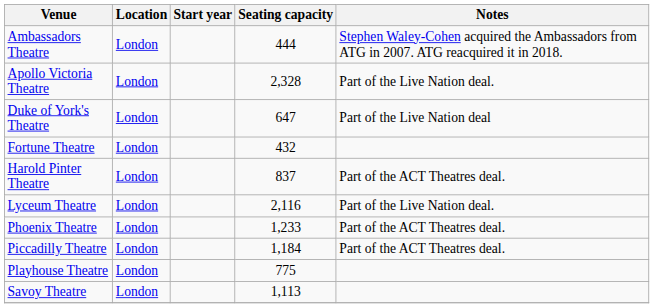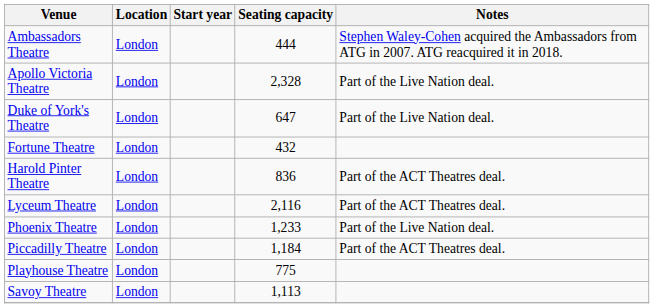(415, 118) Part of the Live Nation deal -> (417, 118) Part of the Live Nation deal.
(286, 176) 837 -> (286, 176) 836
(417, 205) Part of the Live Nation deal. -> (422, 205) Part of the ACT Theatres deal.
(422, 227) Part of the ACT Theatres deal. -> (417, 227) Part of the Live Nation deal.
